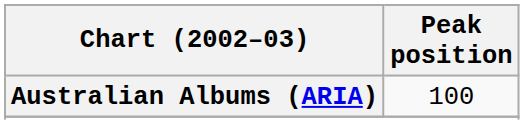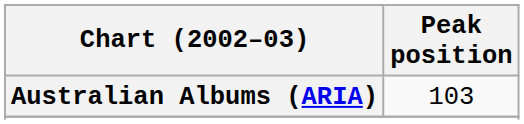(451, 97) 100 -> (451, 97) 103
